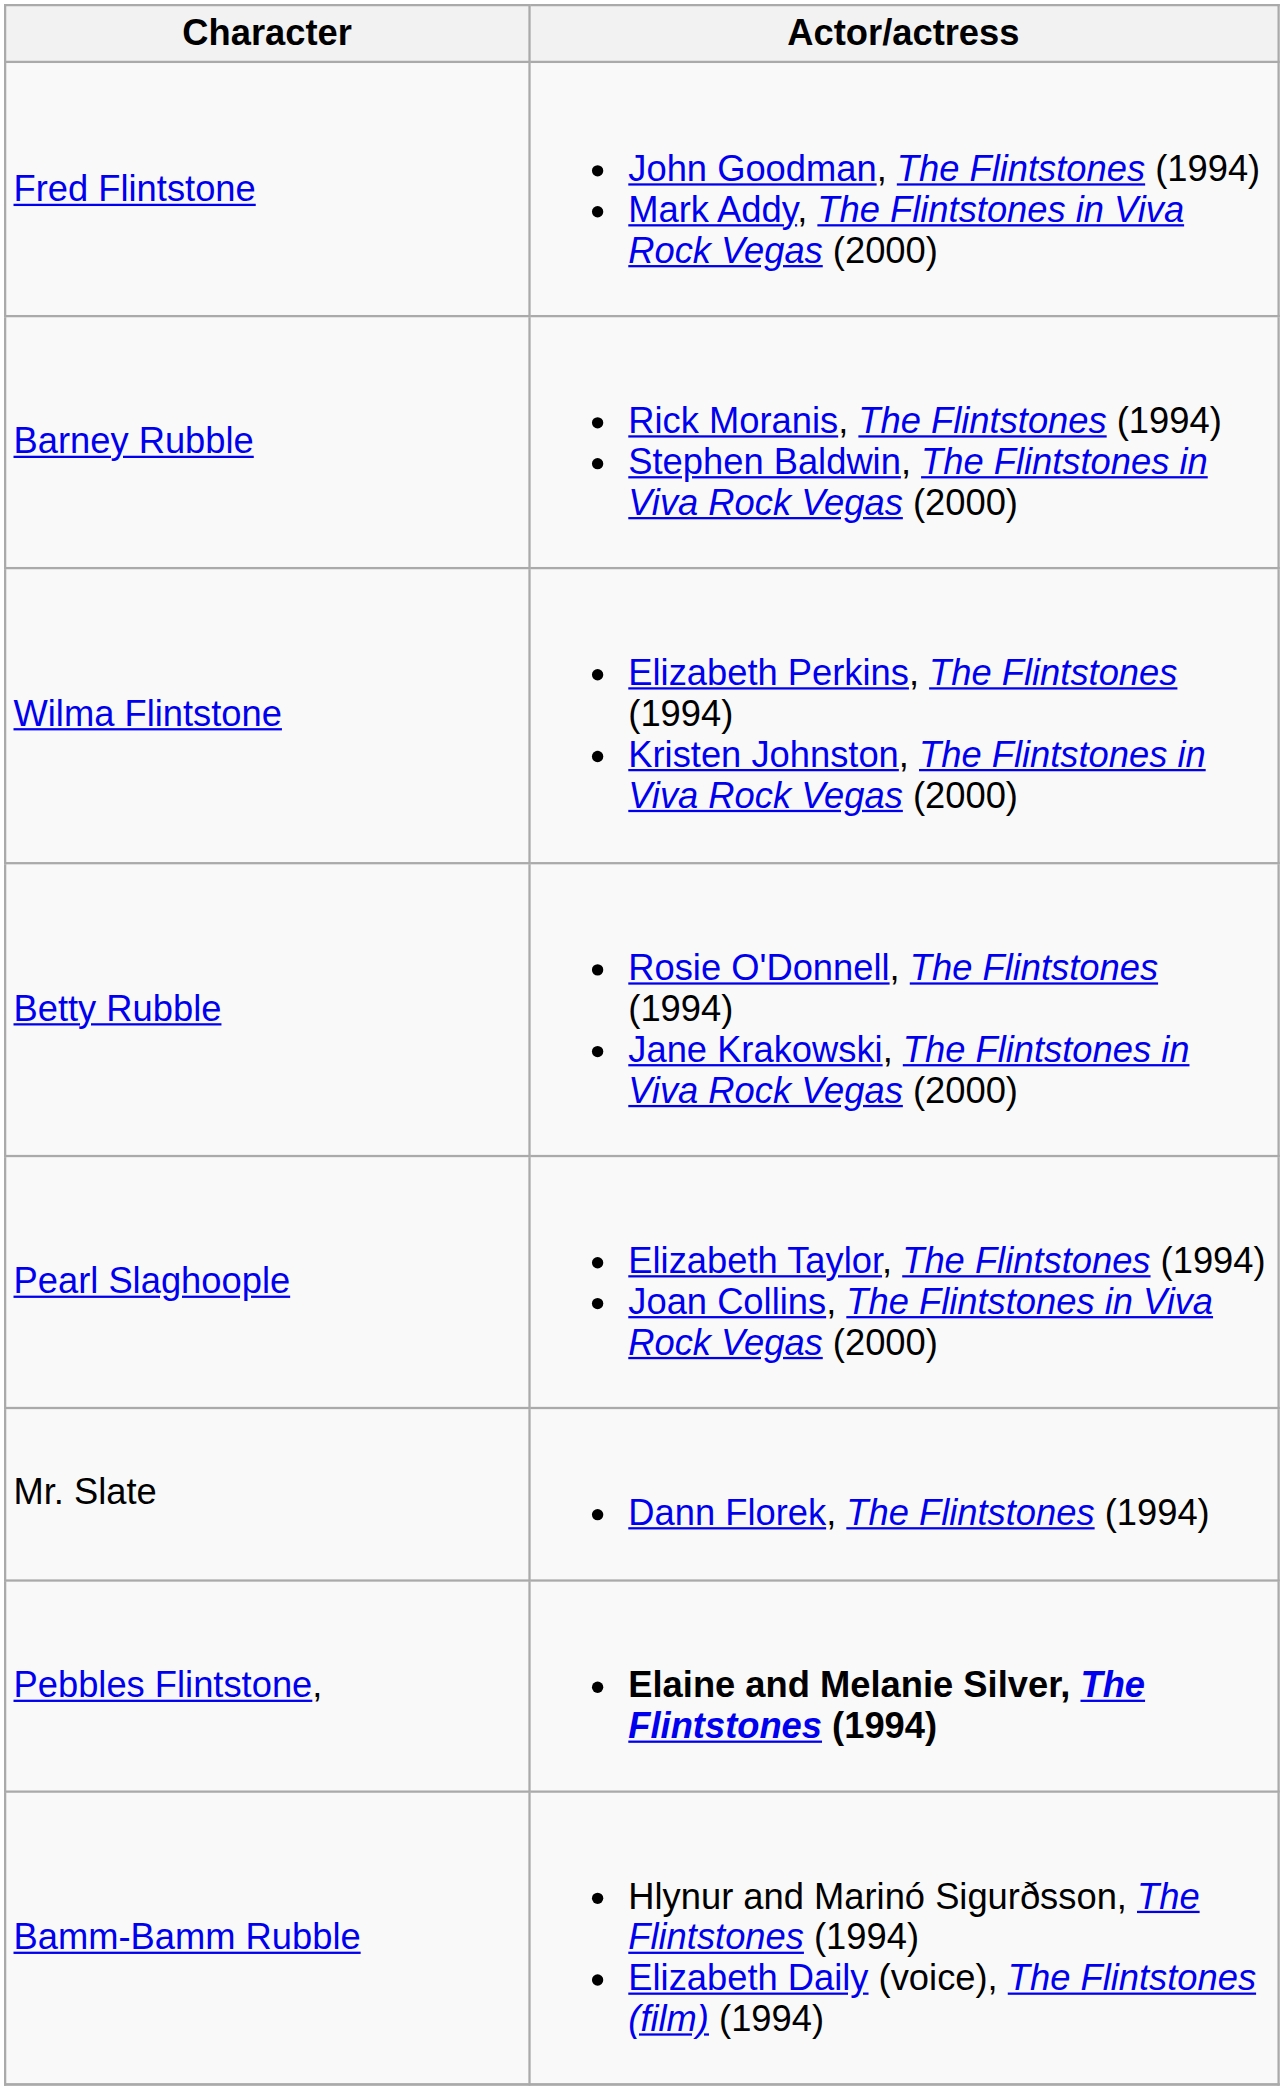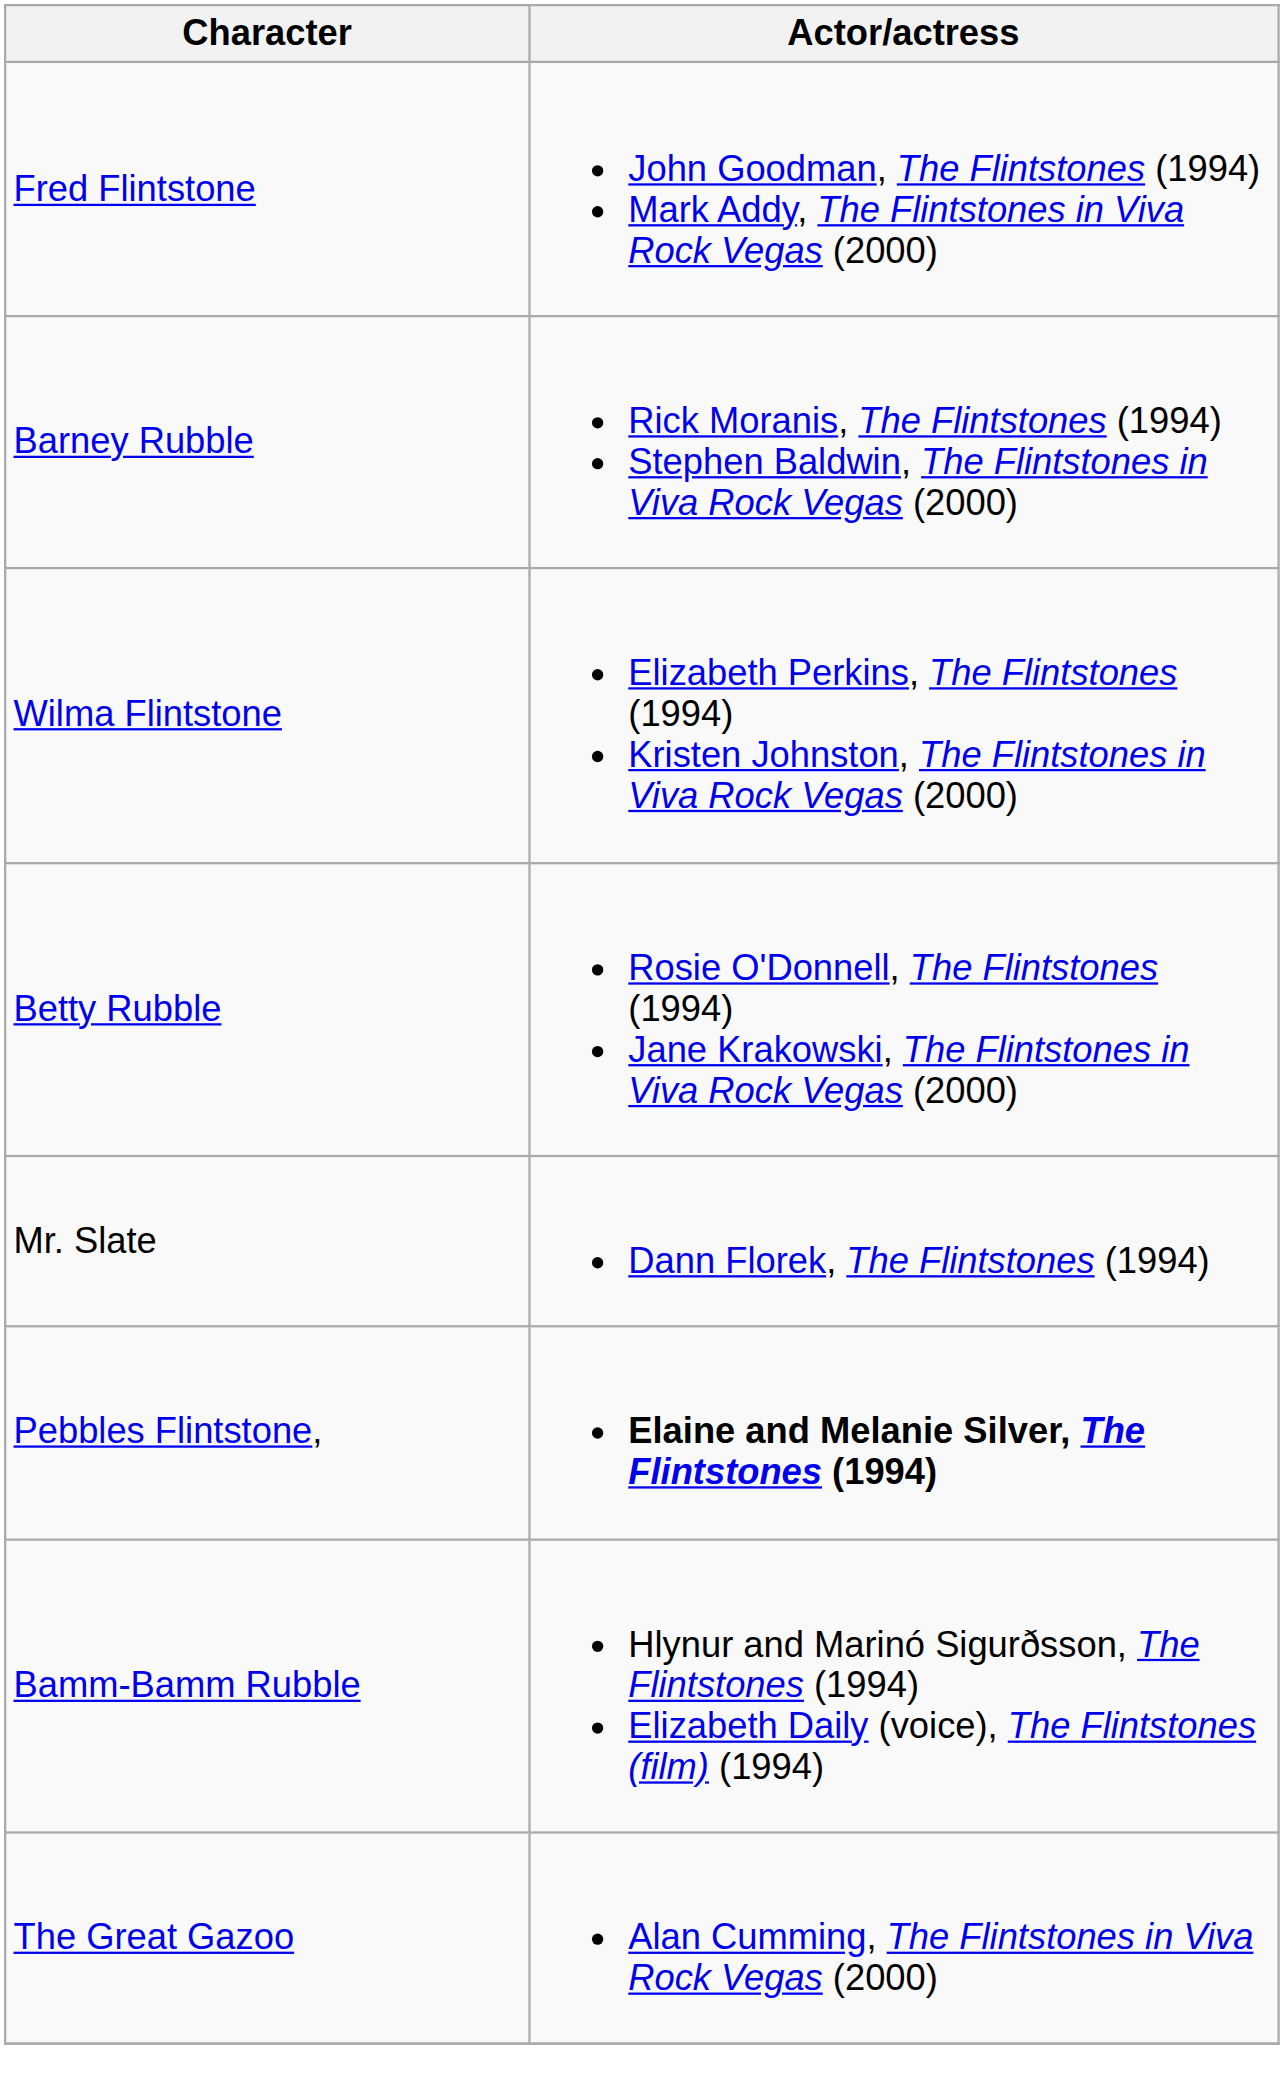- row: (152, 1281)
+ row: (154, 1937)
